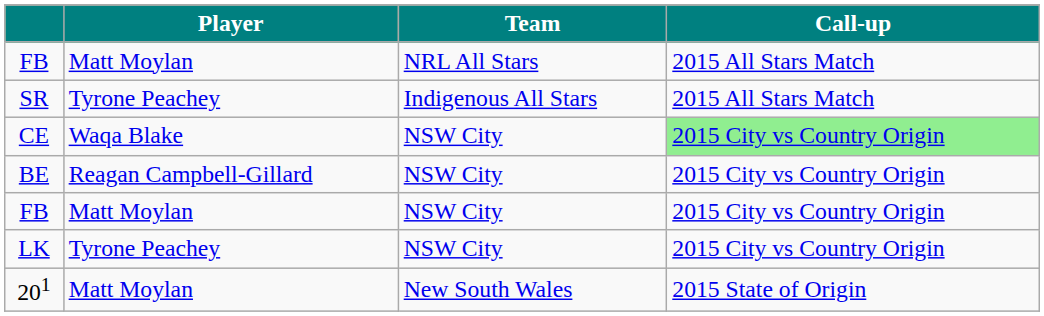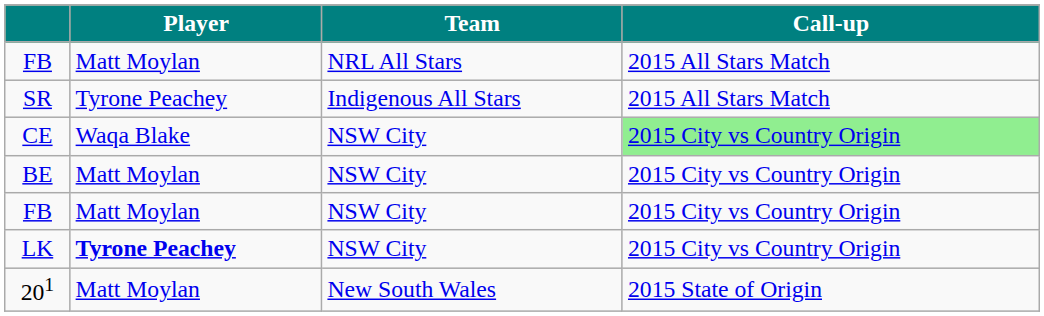(191, 173) Reagan Campbell-Gillard -> (138, 173) Matt Moylan
(144, 248) normal -> (156, 248) bold
